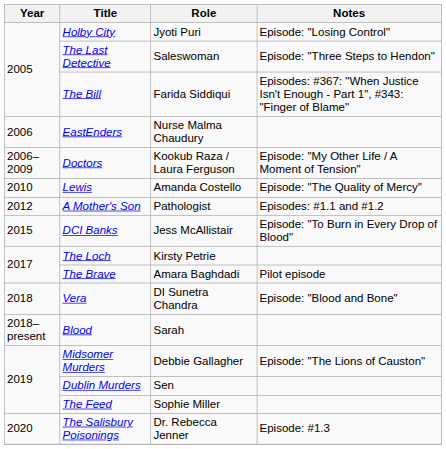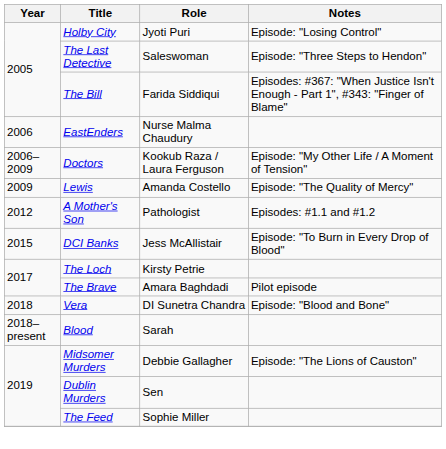(20, 188) 2010 -> (20, 188) 2009
- row: (98, 429)
